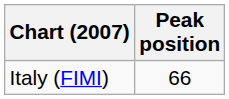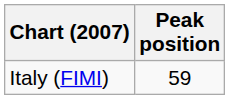(180, 77) 66 -> (180, 77) 59
